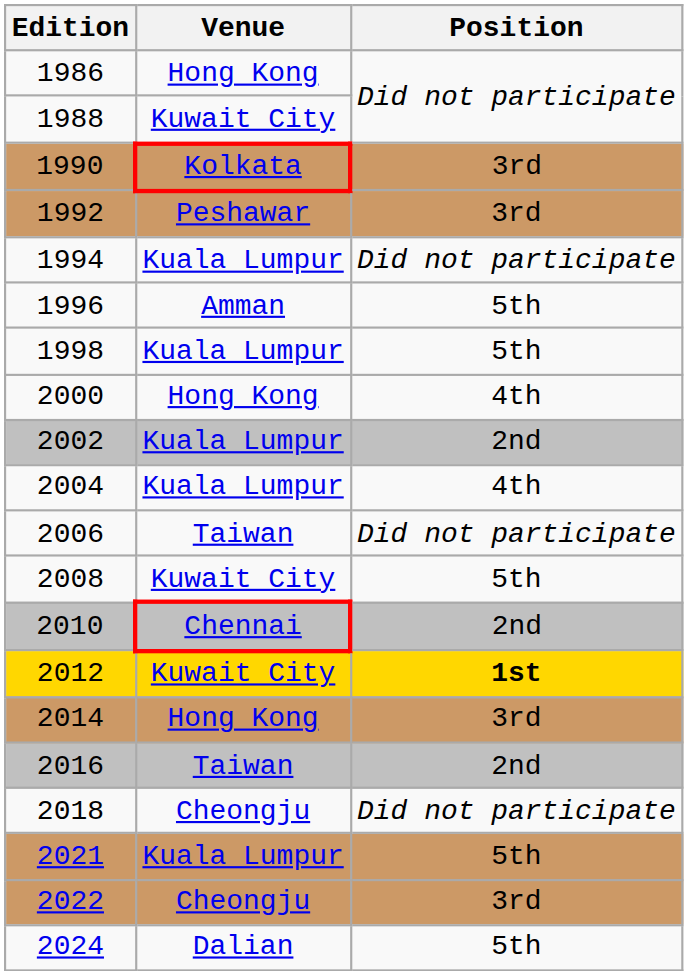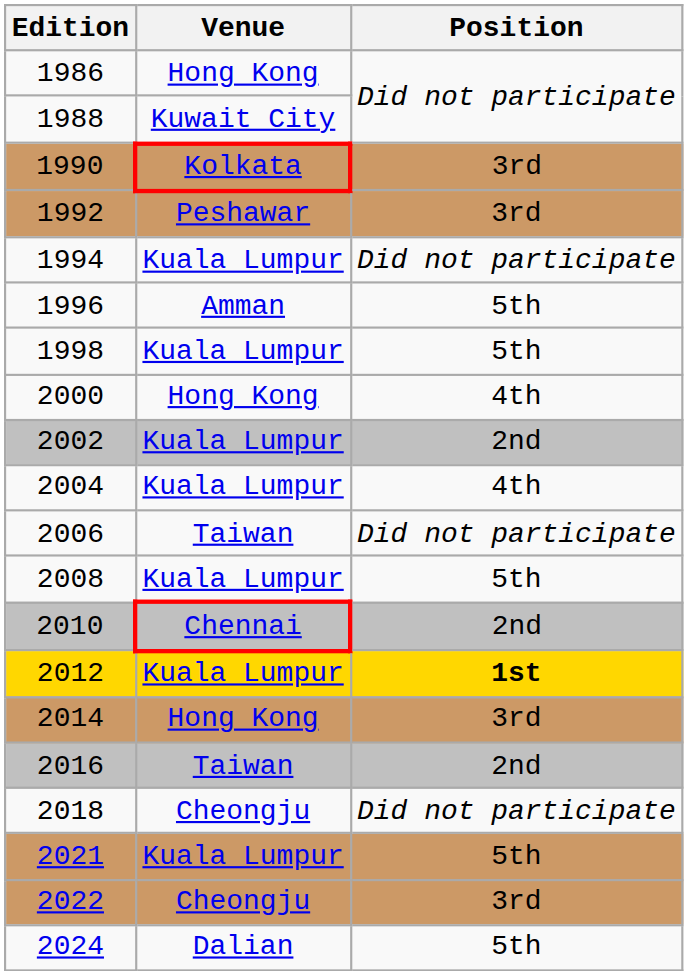(243, 579) Kuwait City -> (243, 579) Kuala Lumpur
(243, 674) Kuwait City -> (243, 674) Kuala Lumpur
